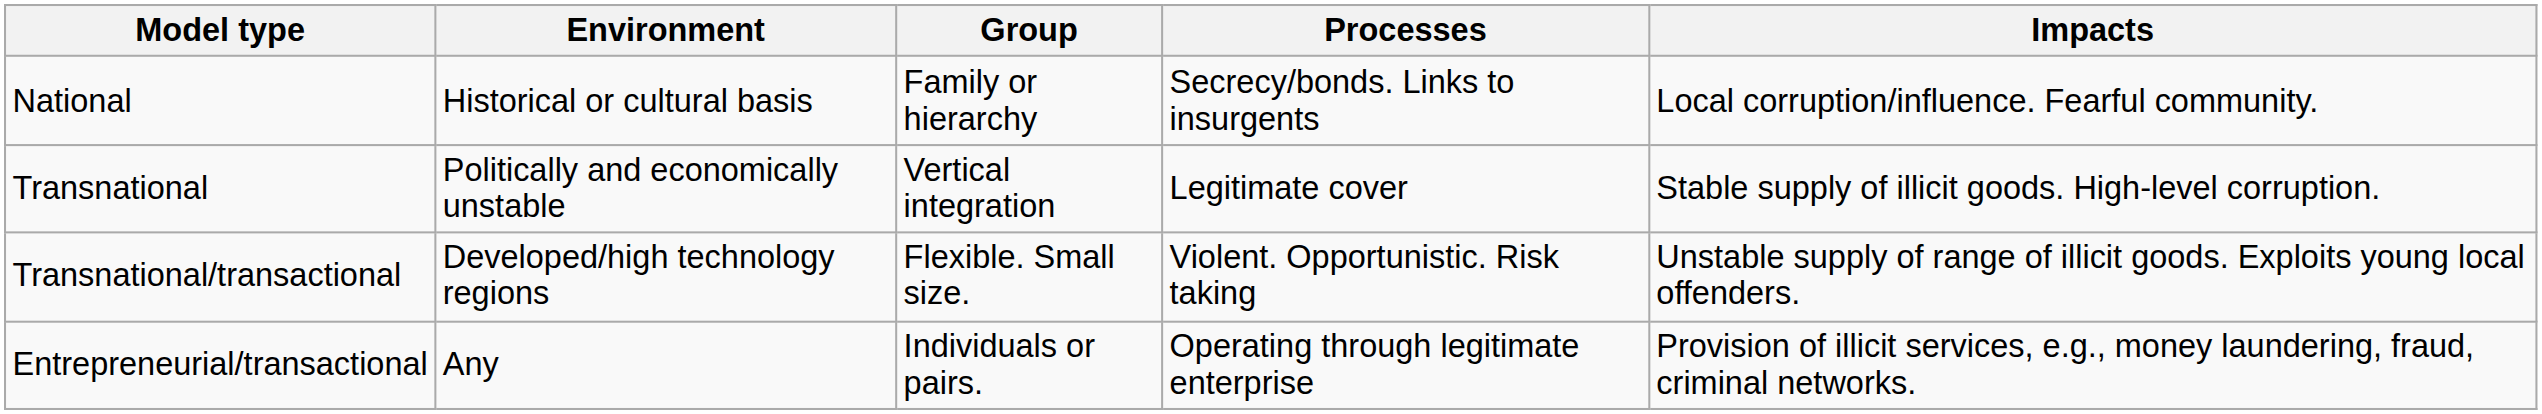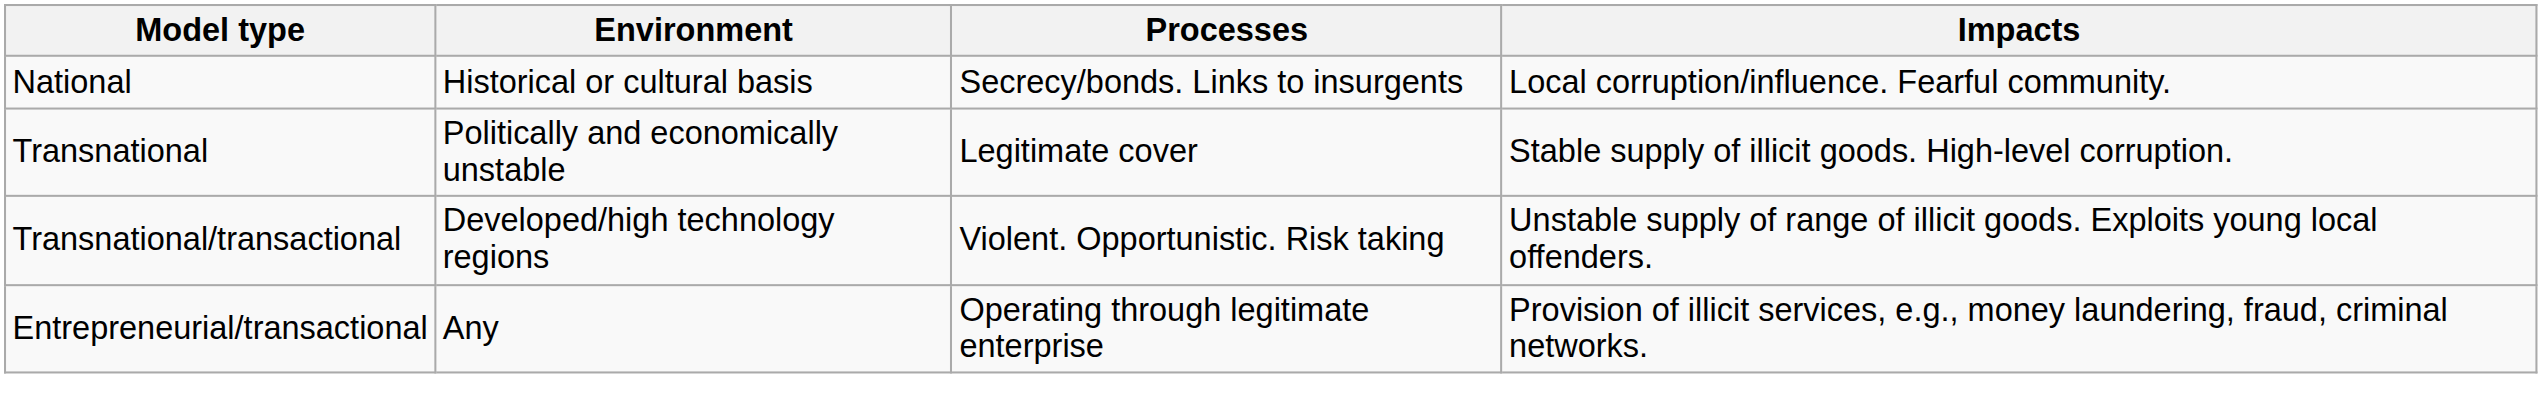- column: (1029, 30)
